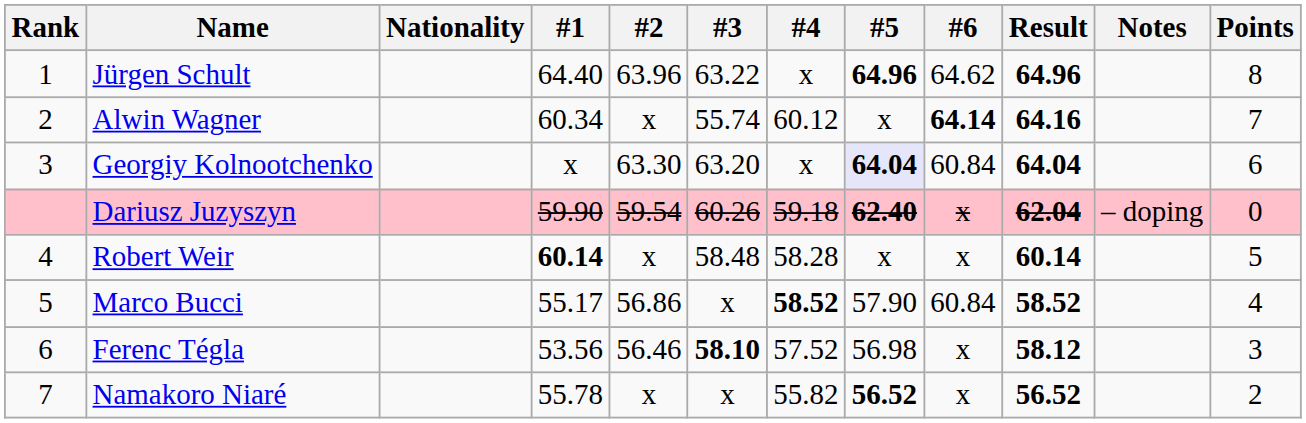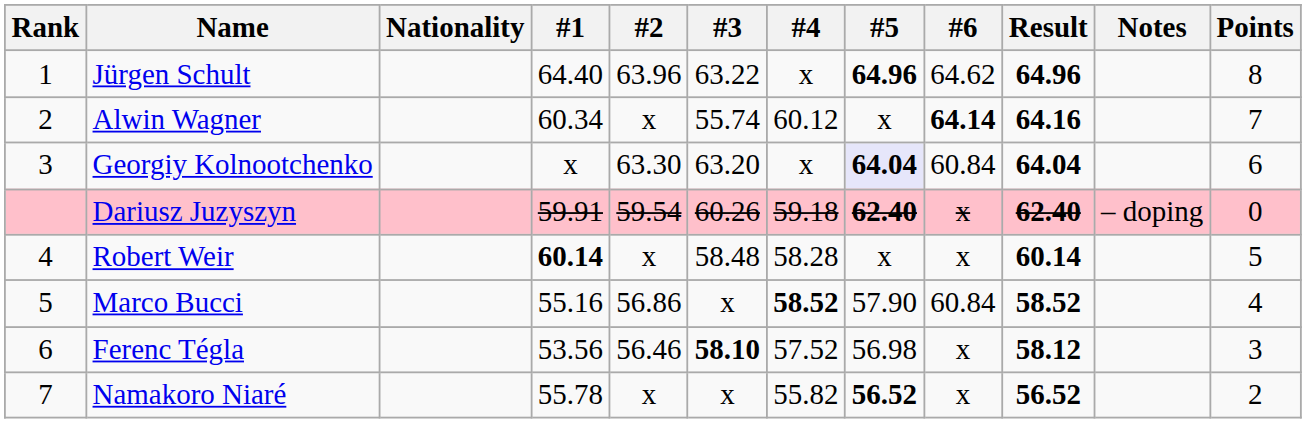(570, 211) 59.90 -> (570, 211) 59.91
(1048, 211) 62.04 -> (1048, 211) 62.40
(570, 303) 55.17 -> (570, 303) 55.16
